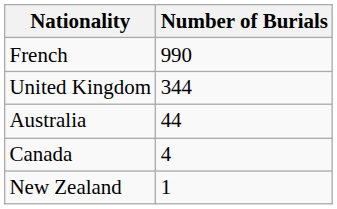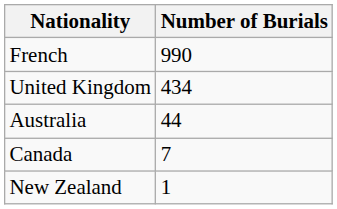(176, 87) 344 -> (176, 87) 434
(166, 154) 4 -> (166, 154) 7
